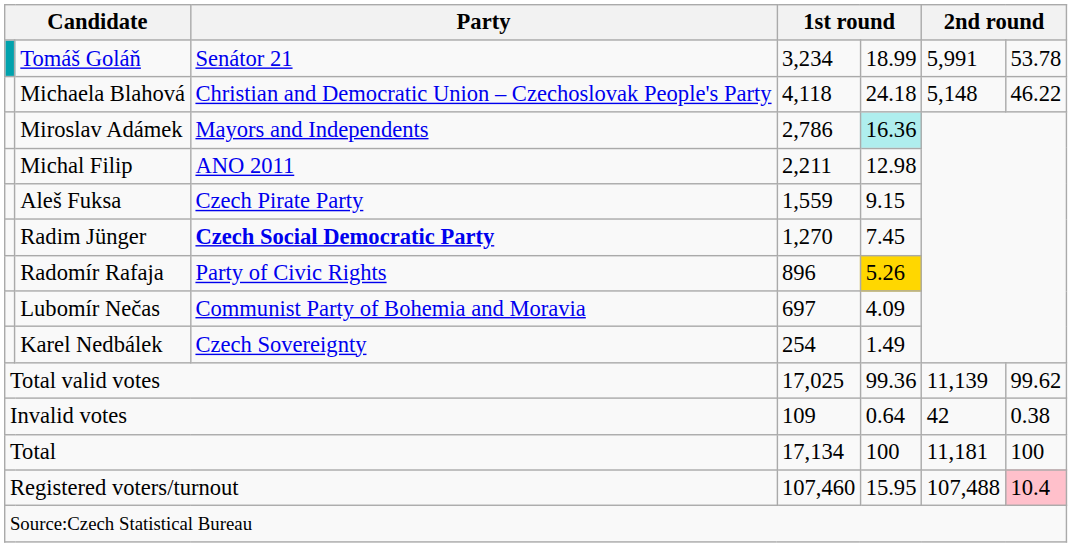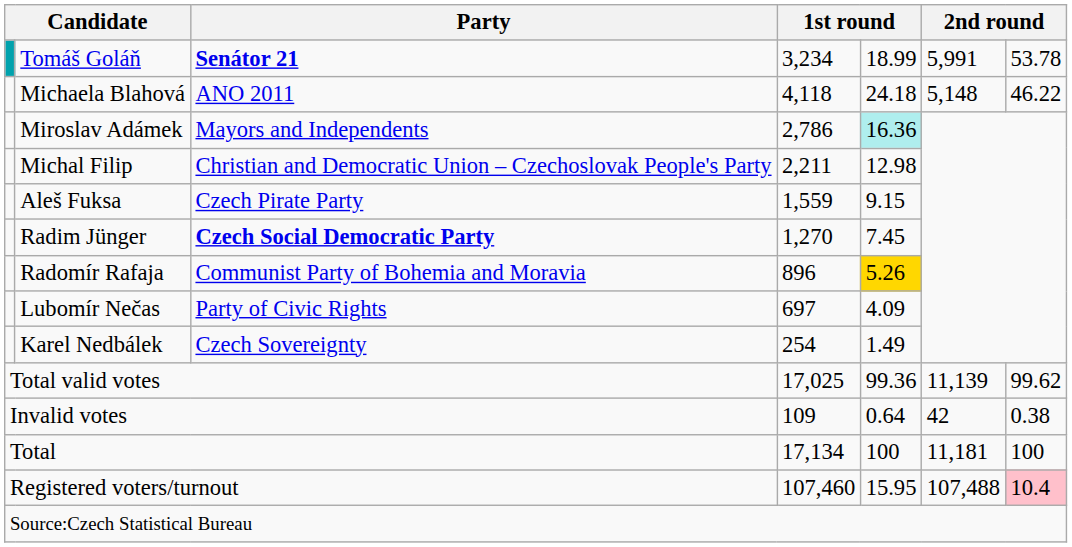(244, 58) normal -> (247, 58) bold
(483, 93) Christian and Democratic Union – Czechoslovak People's Party -> (245, 93) ANO 2011
(245, 165) ANO 2011 -> (483, 165) Christian and Democratic Union – Czechoslovak People's Party
(291, 272) Party of Civic Rights -> (391, 272) Communist Party of Bohemia and Moravia
(391, 308) Communist Party of Bohemia and Moravia -> (291, 308) Party of Civic Rights
